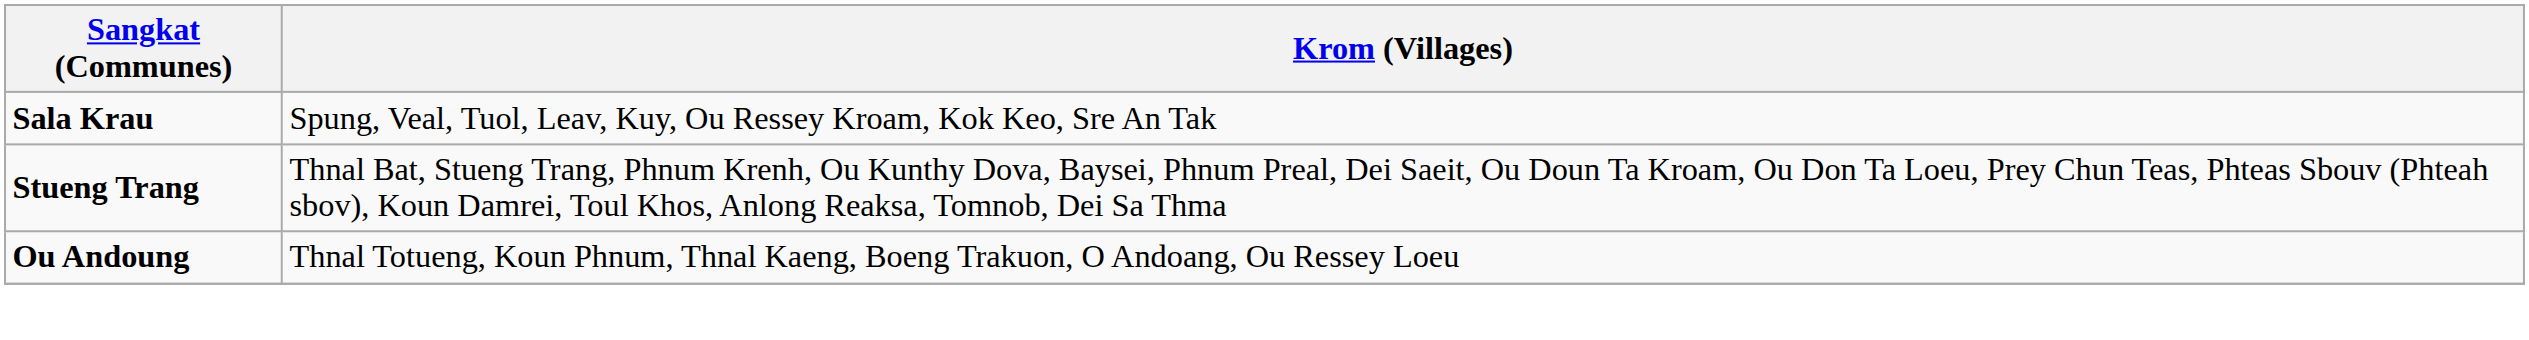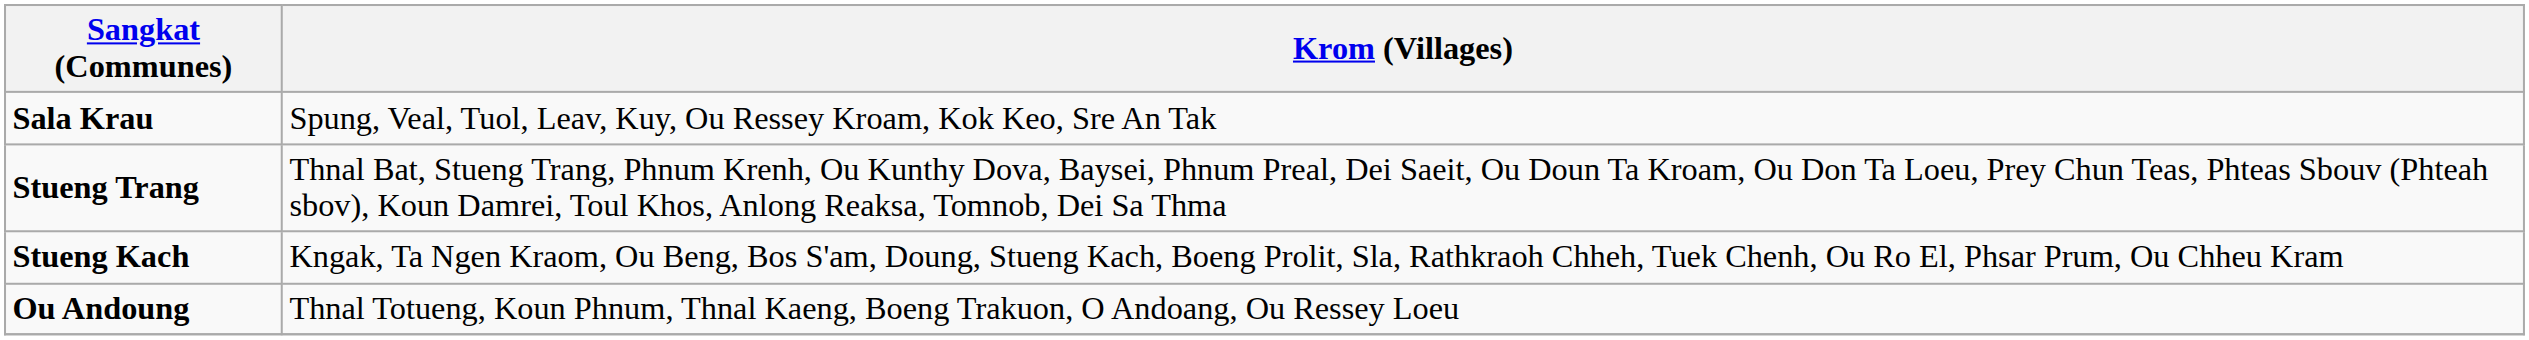+ row: (101, 256)
